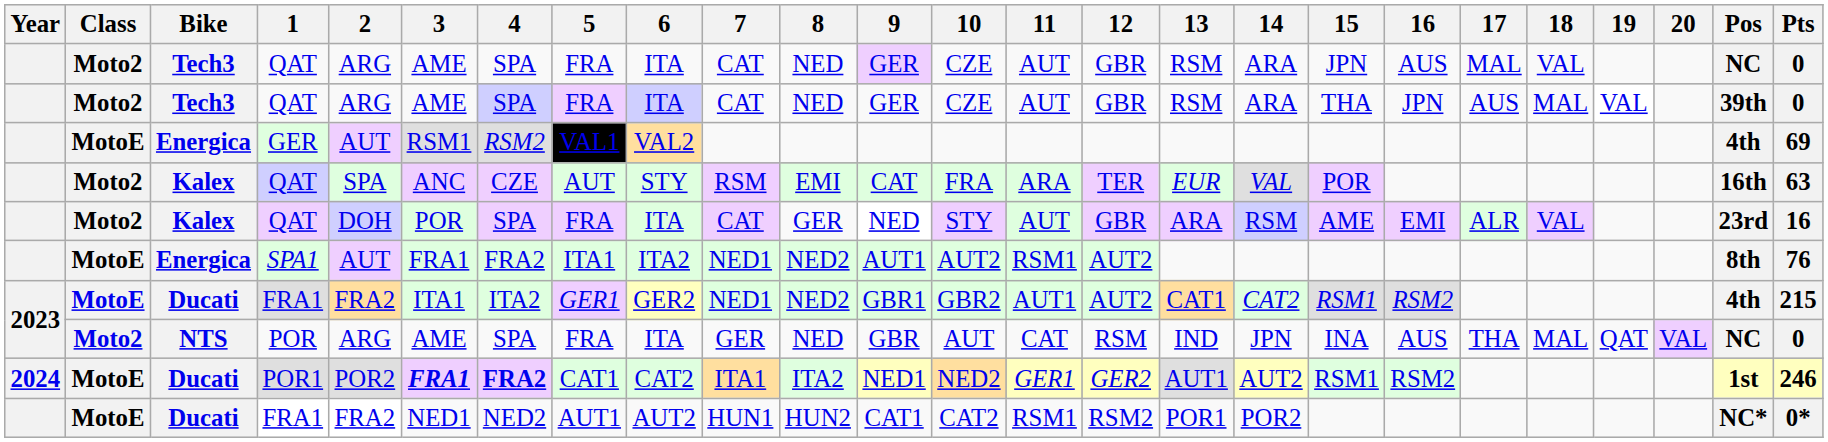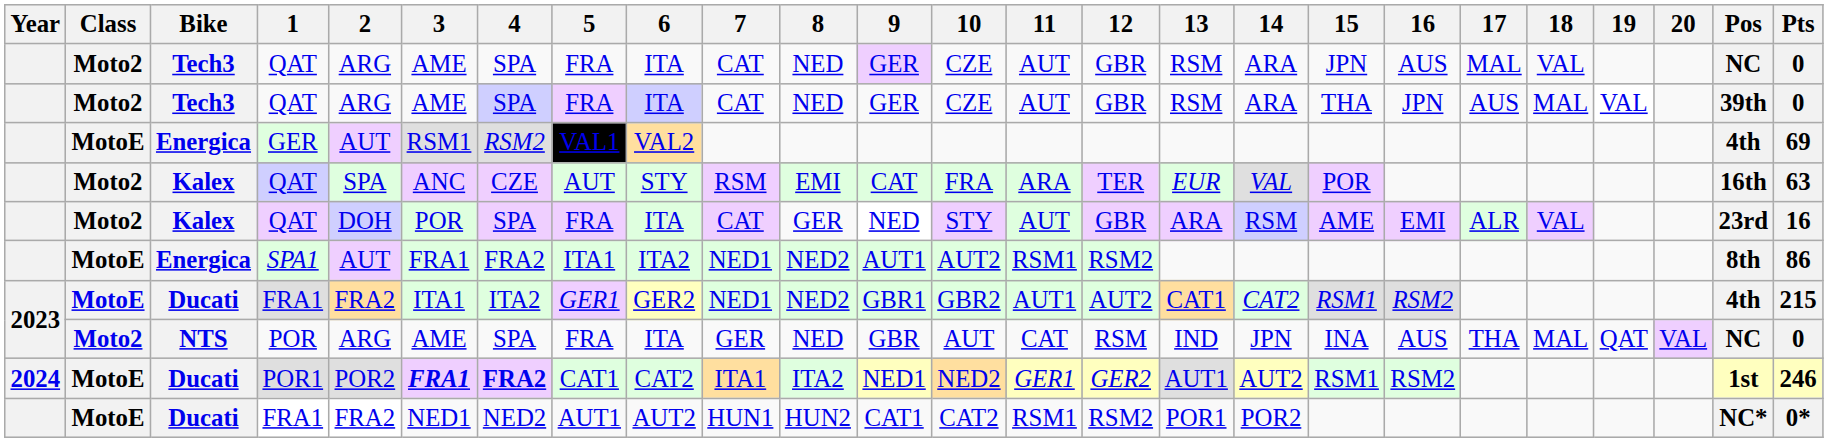(1121, 260) AUT2 -> (1121, 260) RSM2
(1798, 260) 76 -> (1798, 260) 86
